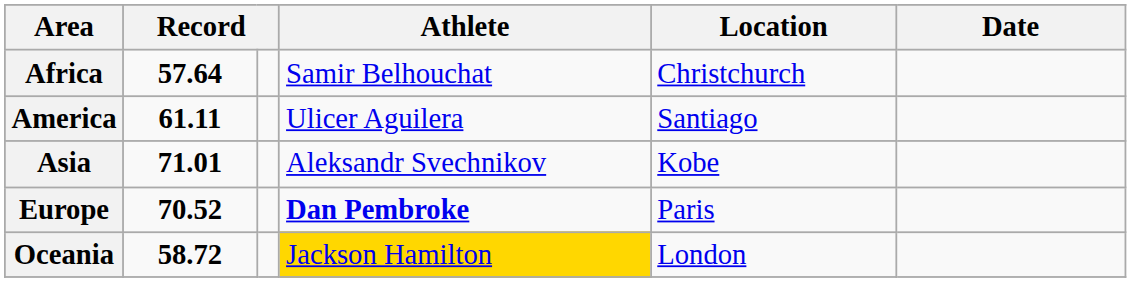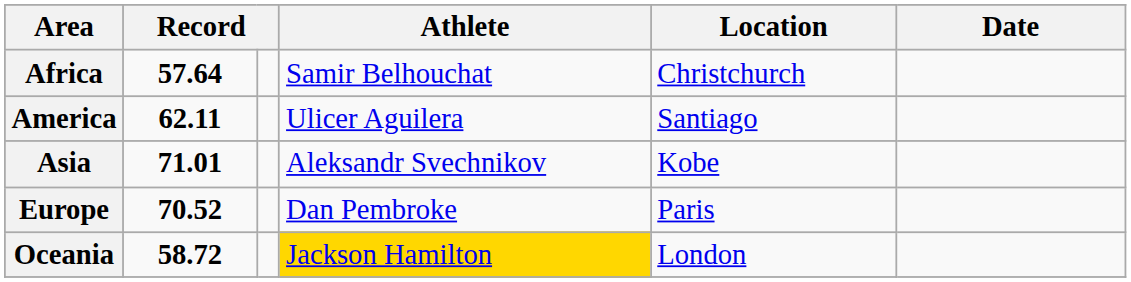(190, 118) 61.11 -> (190, 118) 62.11
(378, 208) bold -> (372, 208) normal
